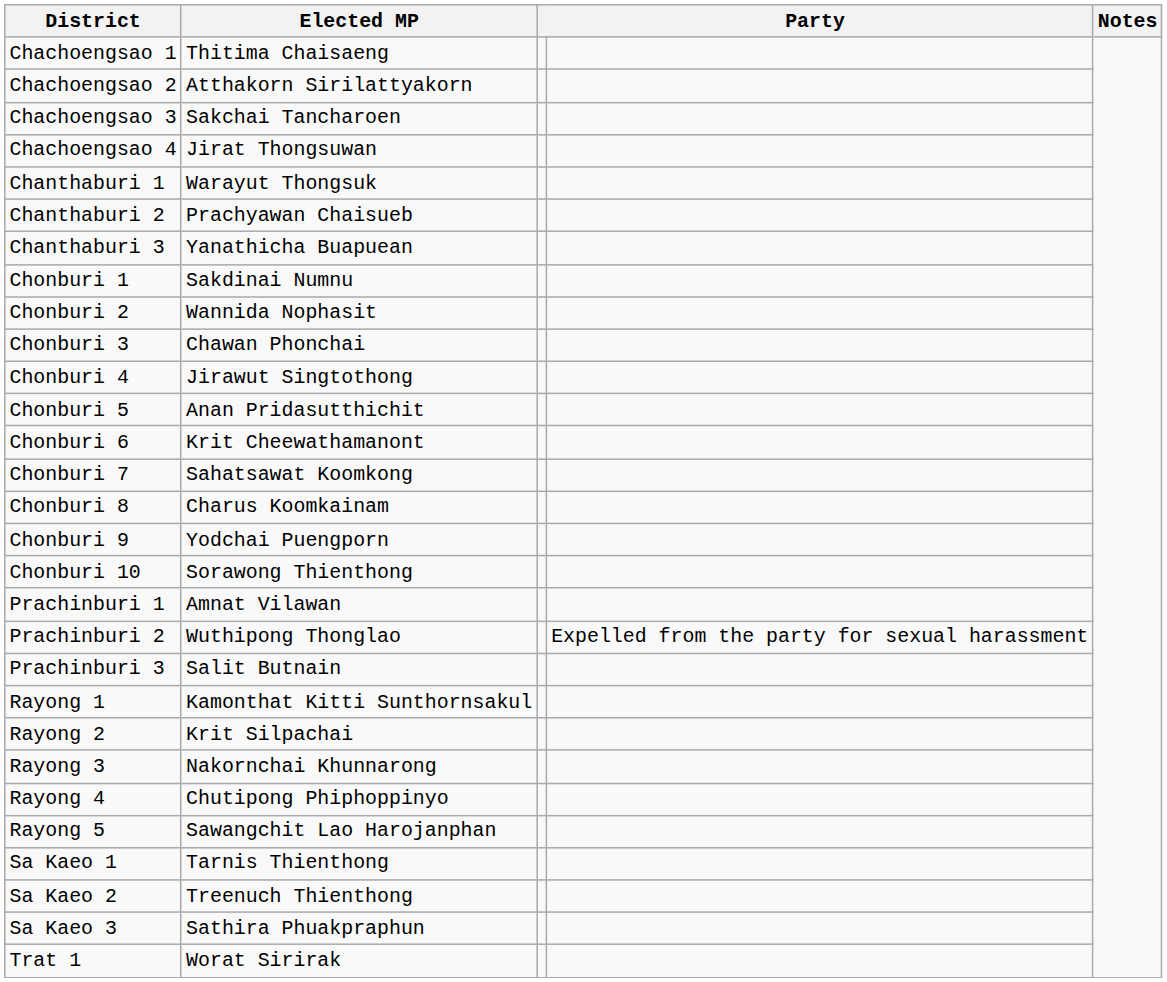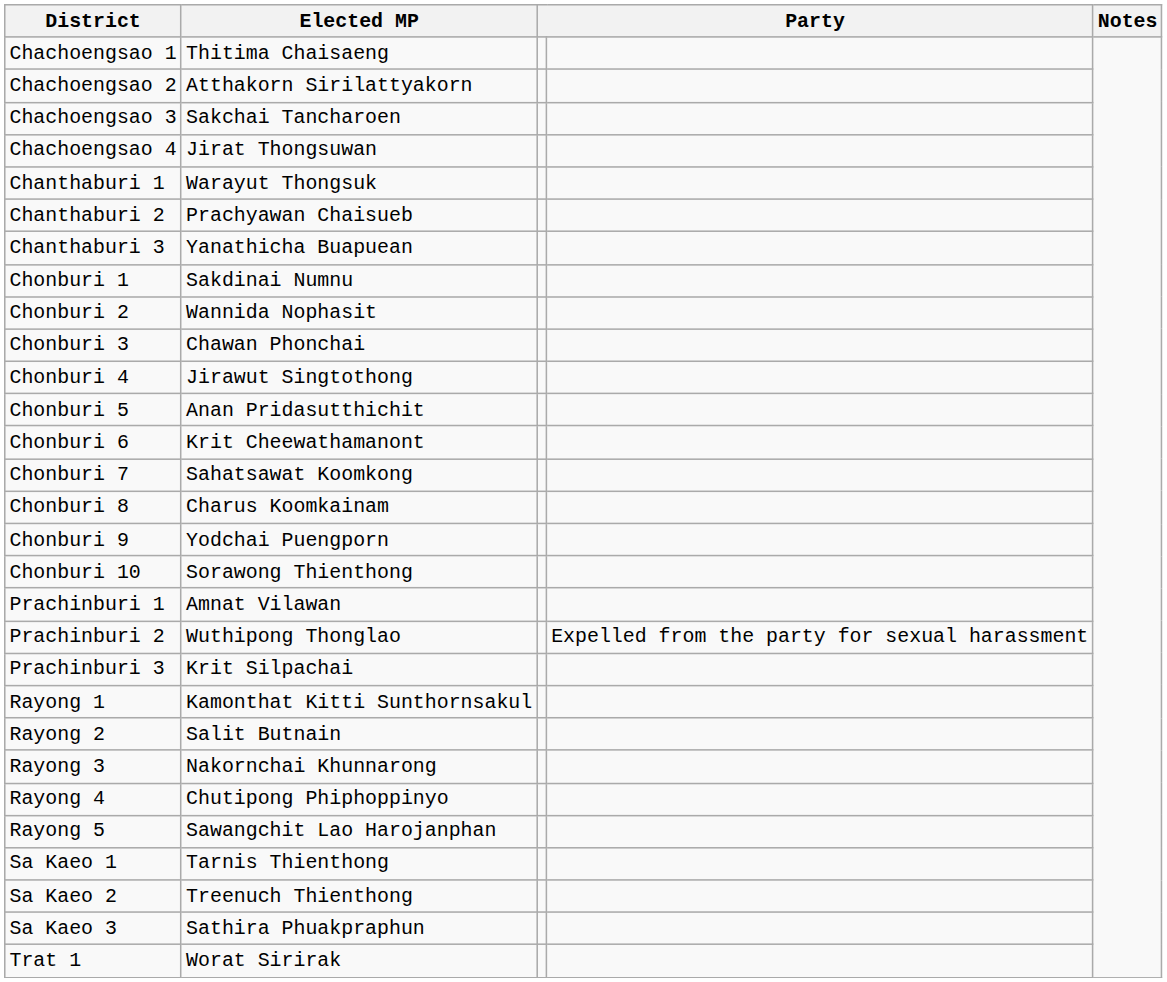(264, 669) Salit Butnain -> (270, 669) Krit Silpachai
(270, 734) Krit Silpachai -> (264, 734) Salit Butnain
